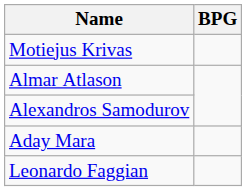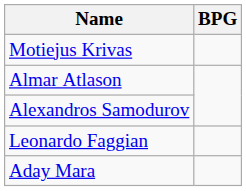rows swapped: (79, 170) <-> (52, 140)
